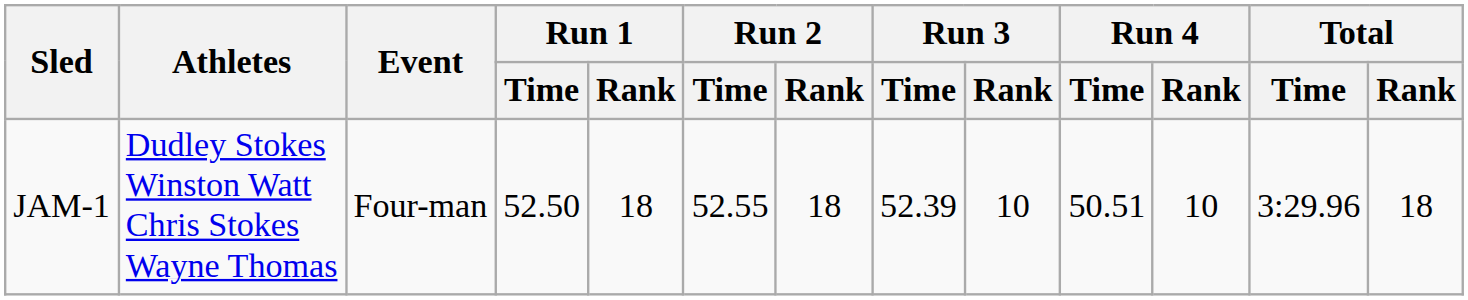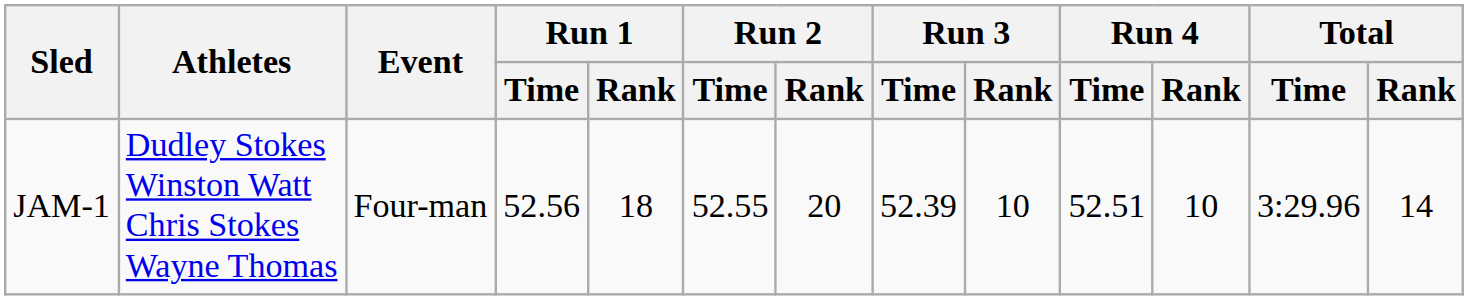(542, 206) 52.50 -> (542, 206) 52.56
(824, 206) 18 -> (824, 206) 20
(1107, 206) 50.51 -> (1107, 206) 52.51
(1416, 206) 18 -> (1416, 206) 14
